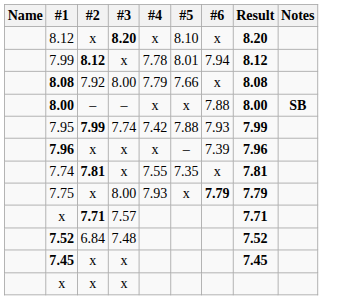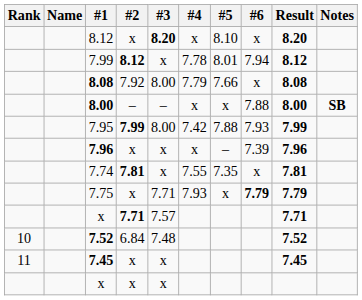+ column: (24, 15)
(124, 127) 7.74 -> (163, 127) 8.00
(124, 194) 8.00 -> (163, 194) 7.71
